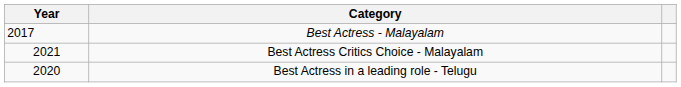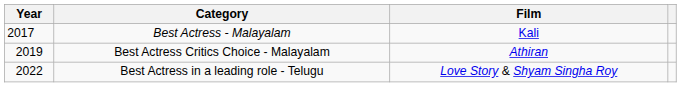+ column: (529, 14)
(47, 52) 2021 -> (29, 52) 2019
(47, 71) 2020 -> (29, 71) 2022
